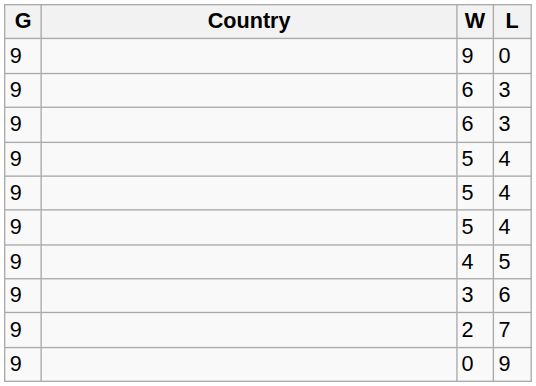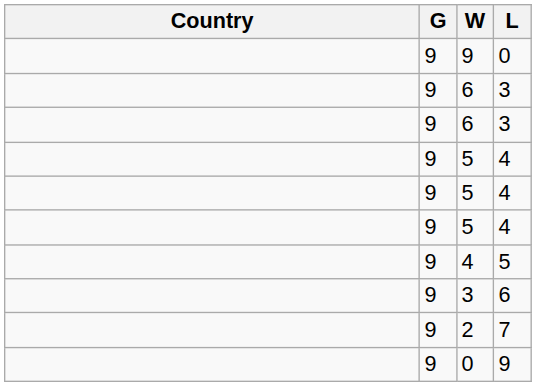columns swapped: (249, 21) <-> (23, 21)
